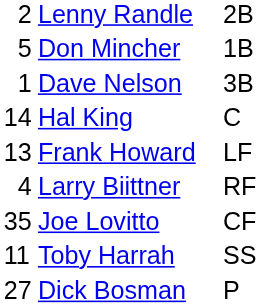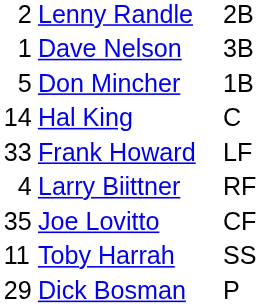rows swapped: (110, 83) <-> (109, 49)
(18, 152) 13 -> (18, 152) 33
(18, 290) 27 -> (18, 290) 29
